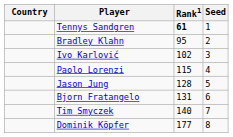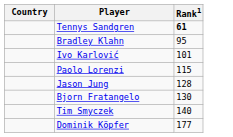- column: (216, 12)
(184, 55) 102 -> (184, 55) 101
(184, 97) 131 -> (184, 97) 130
